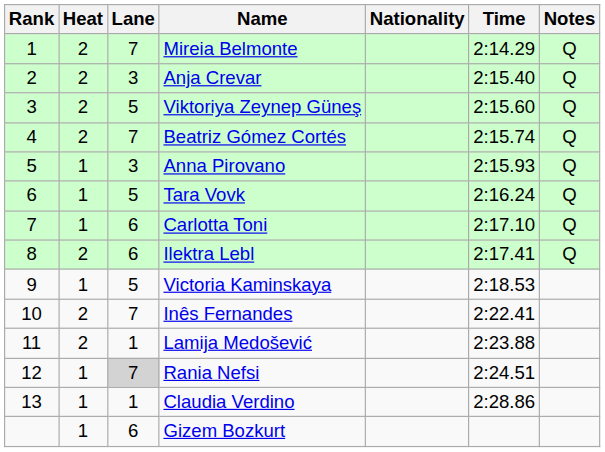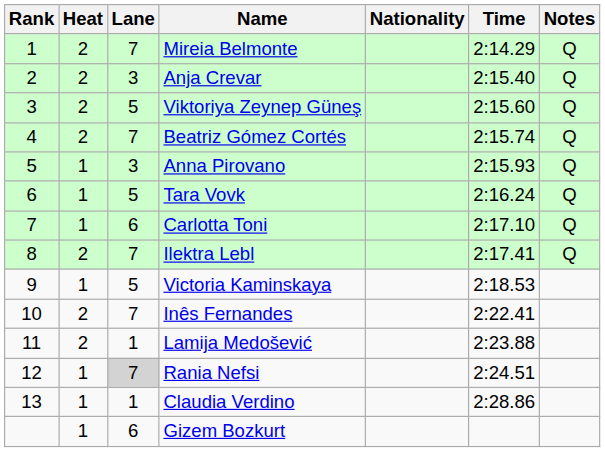(133, 254) 6 -> (133, 254) 7
